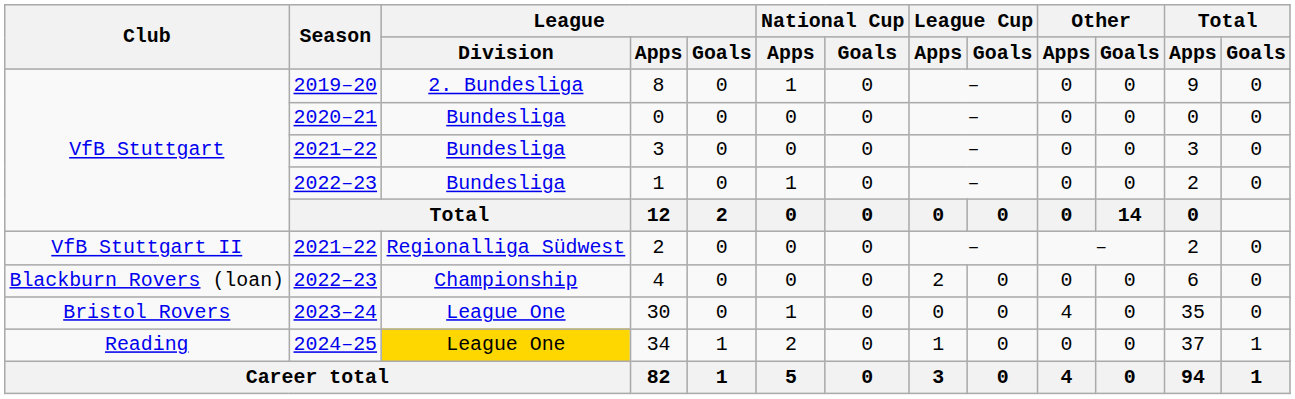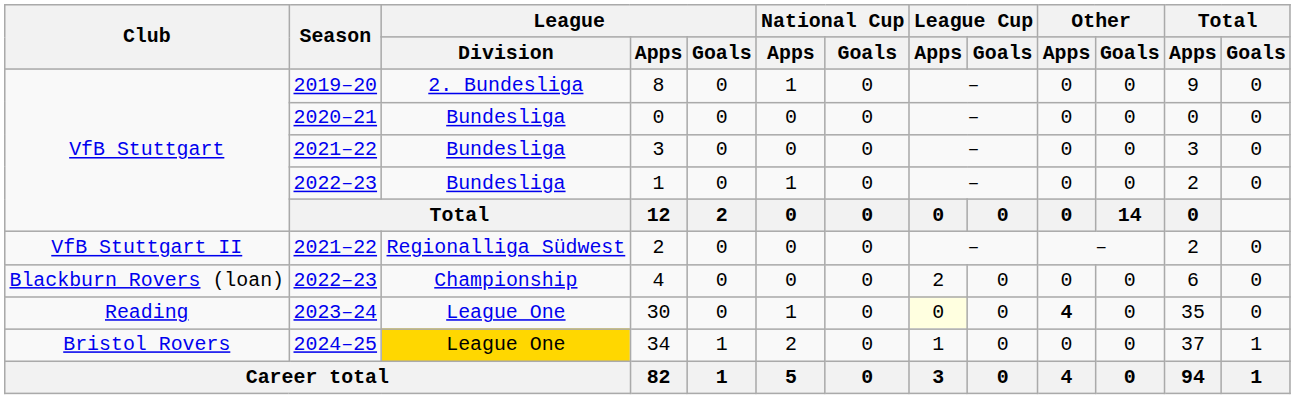(147, 313) Bristol Rovers -> (147, 313) Reading
(938, 313) no background -> (938, 313) lightyellow background
(1067, 313) normal -> (1067, 313) bold
(147, 345) Reading -> (147, 345) Bristol Rovers
